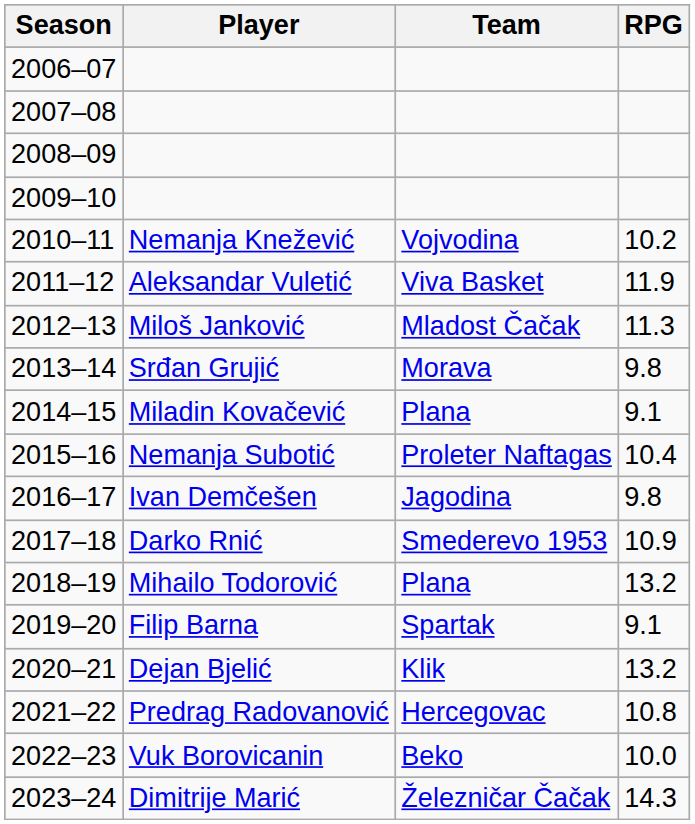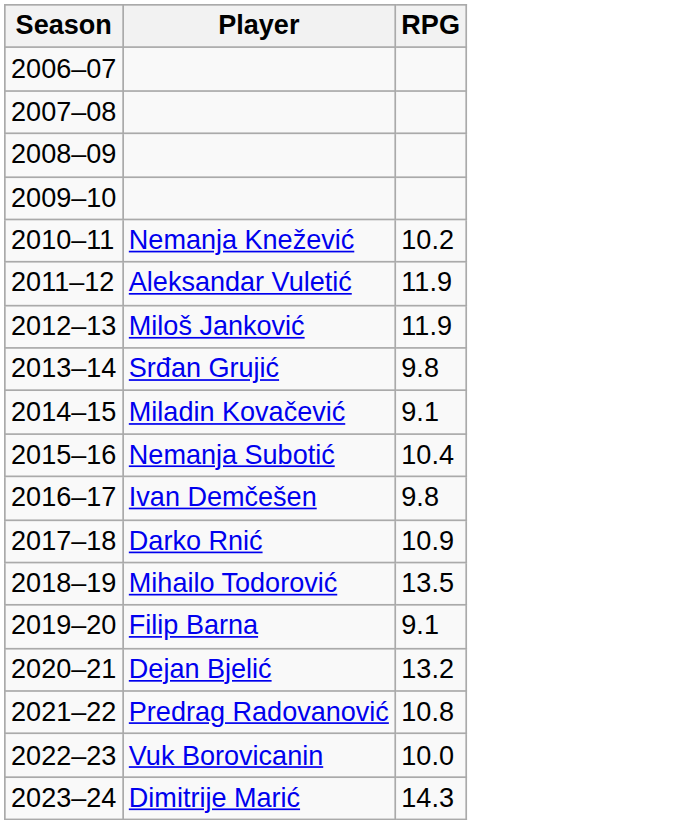- column: (507, 25)
(650, 326) 11.3 -> (427, 326) 11.9
(651, 583) 13.2 -> (428, 583) 13.5
